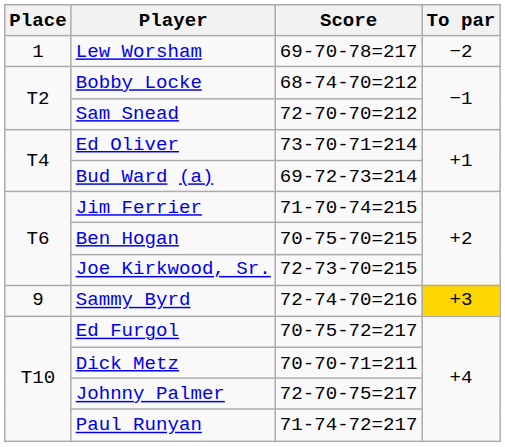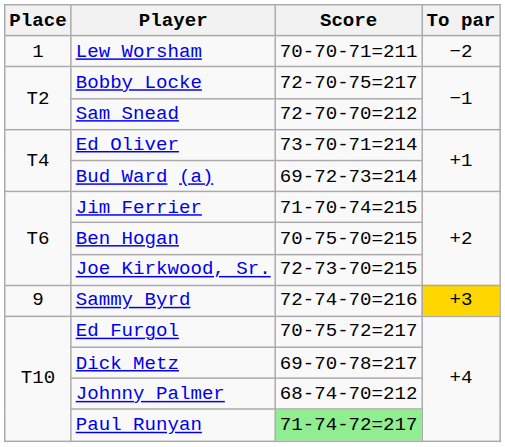(349, 51) 69-70-78=217 -> (349, 51) 70-70-71=211
(349, 83) 68-74-70=212 -> (349, 83) 72-70-75=217
(349, 363) 70-70-71=211 -> (349, 363) 69-70-78=217
(349, 394) 72-70-75=217 -> (349, 394) 68-74-70=212
(349, 425) no background -> (349, 425) lightgreen background
